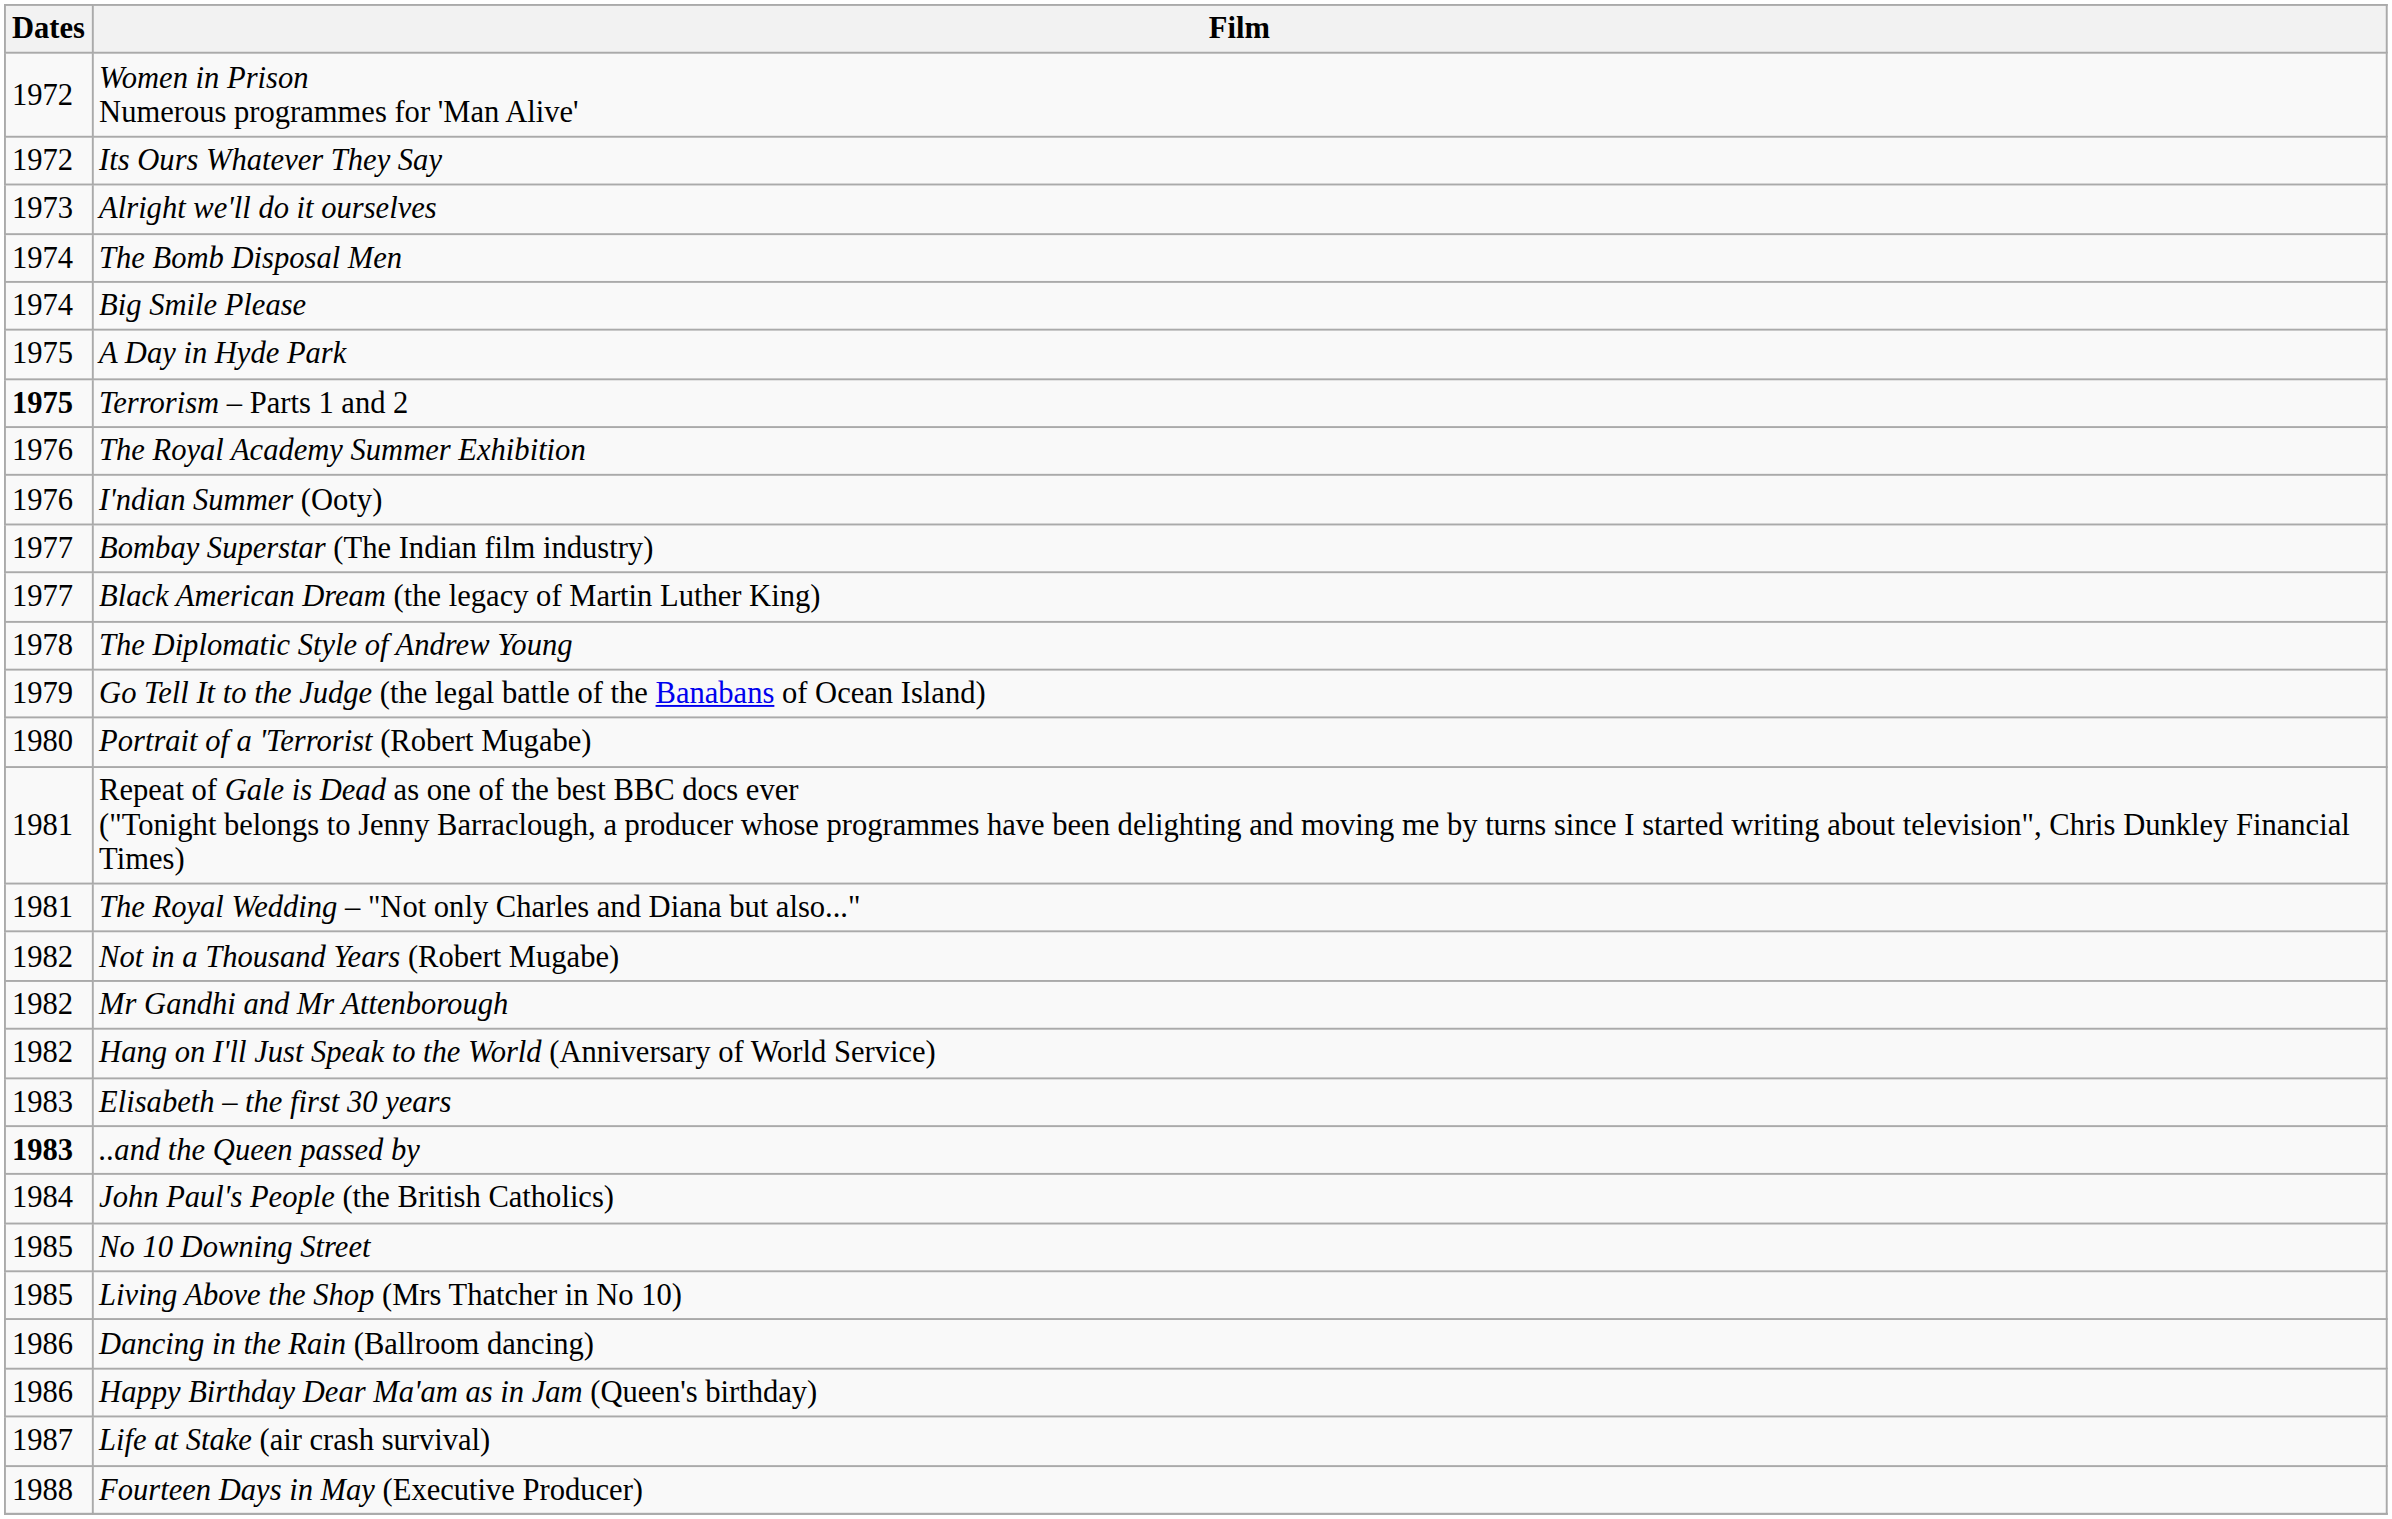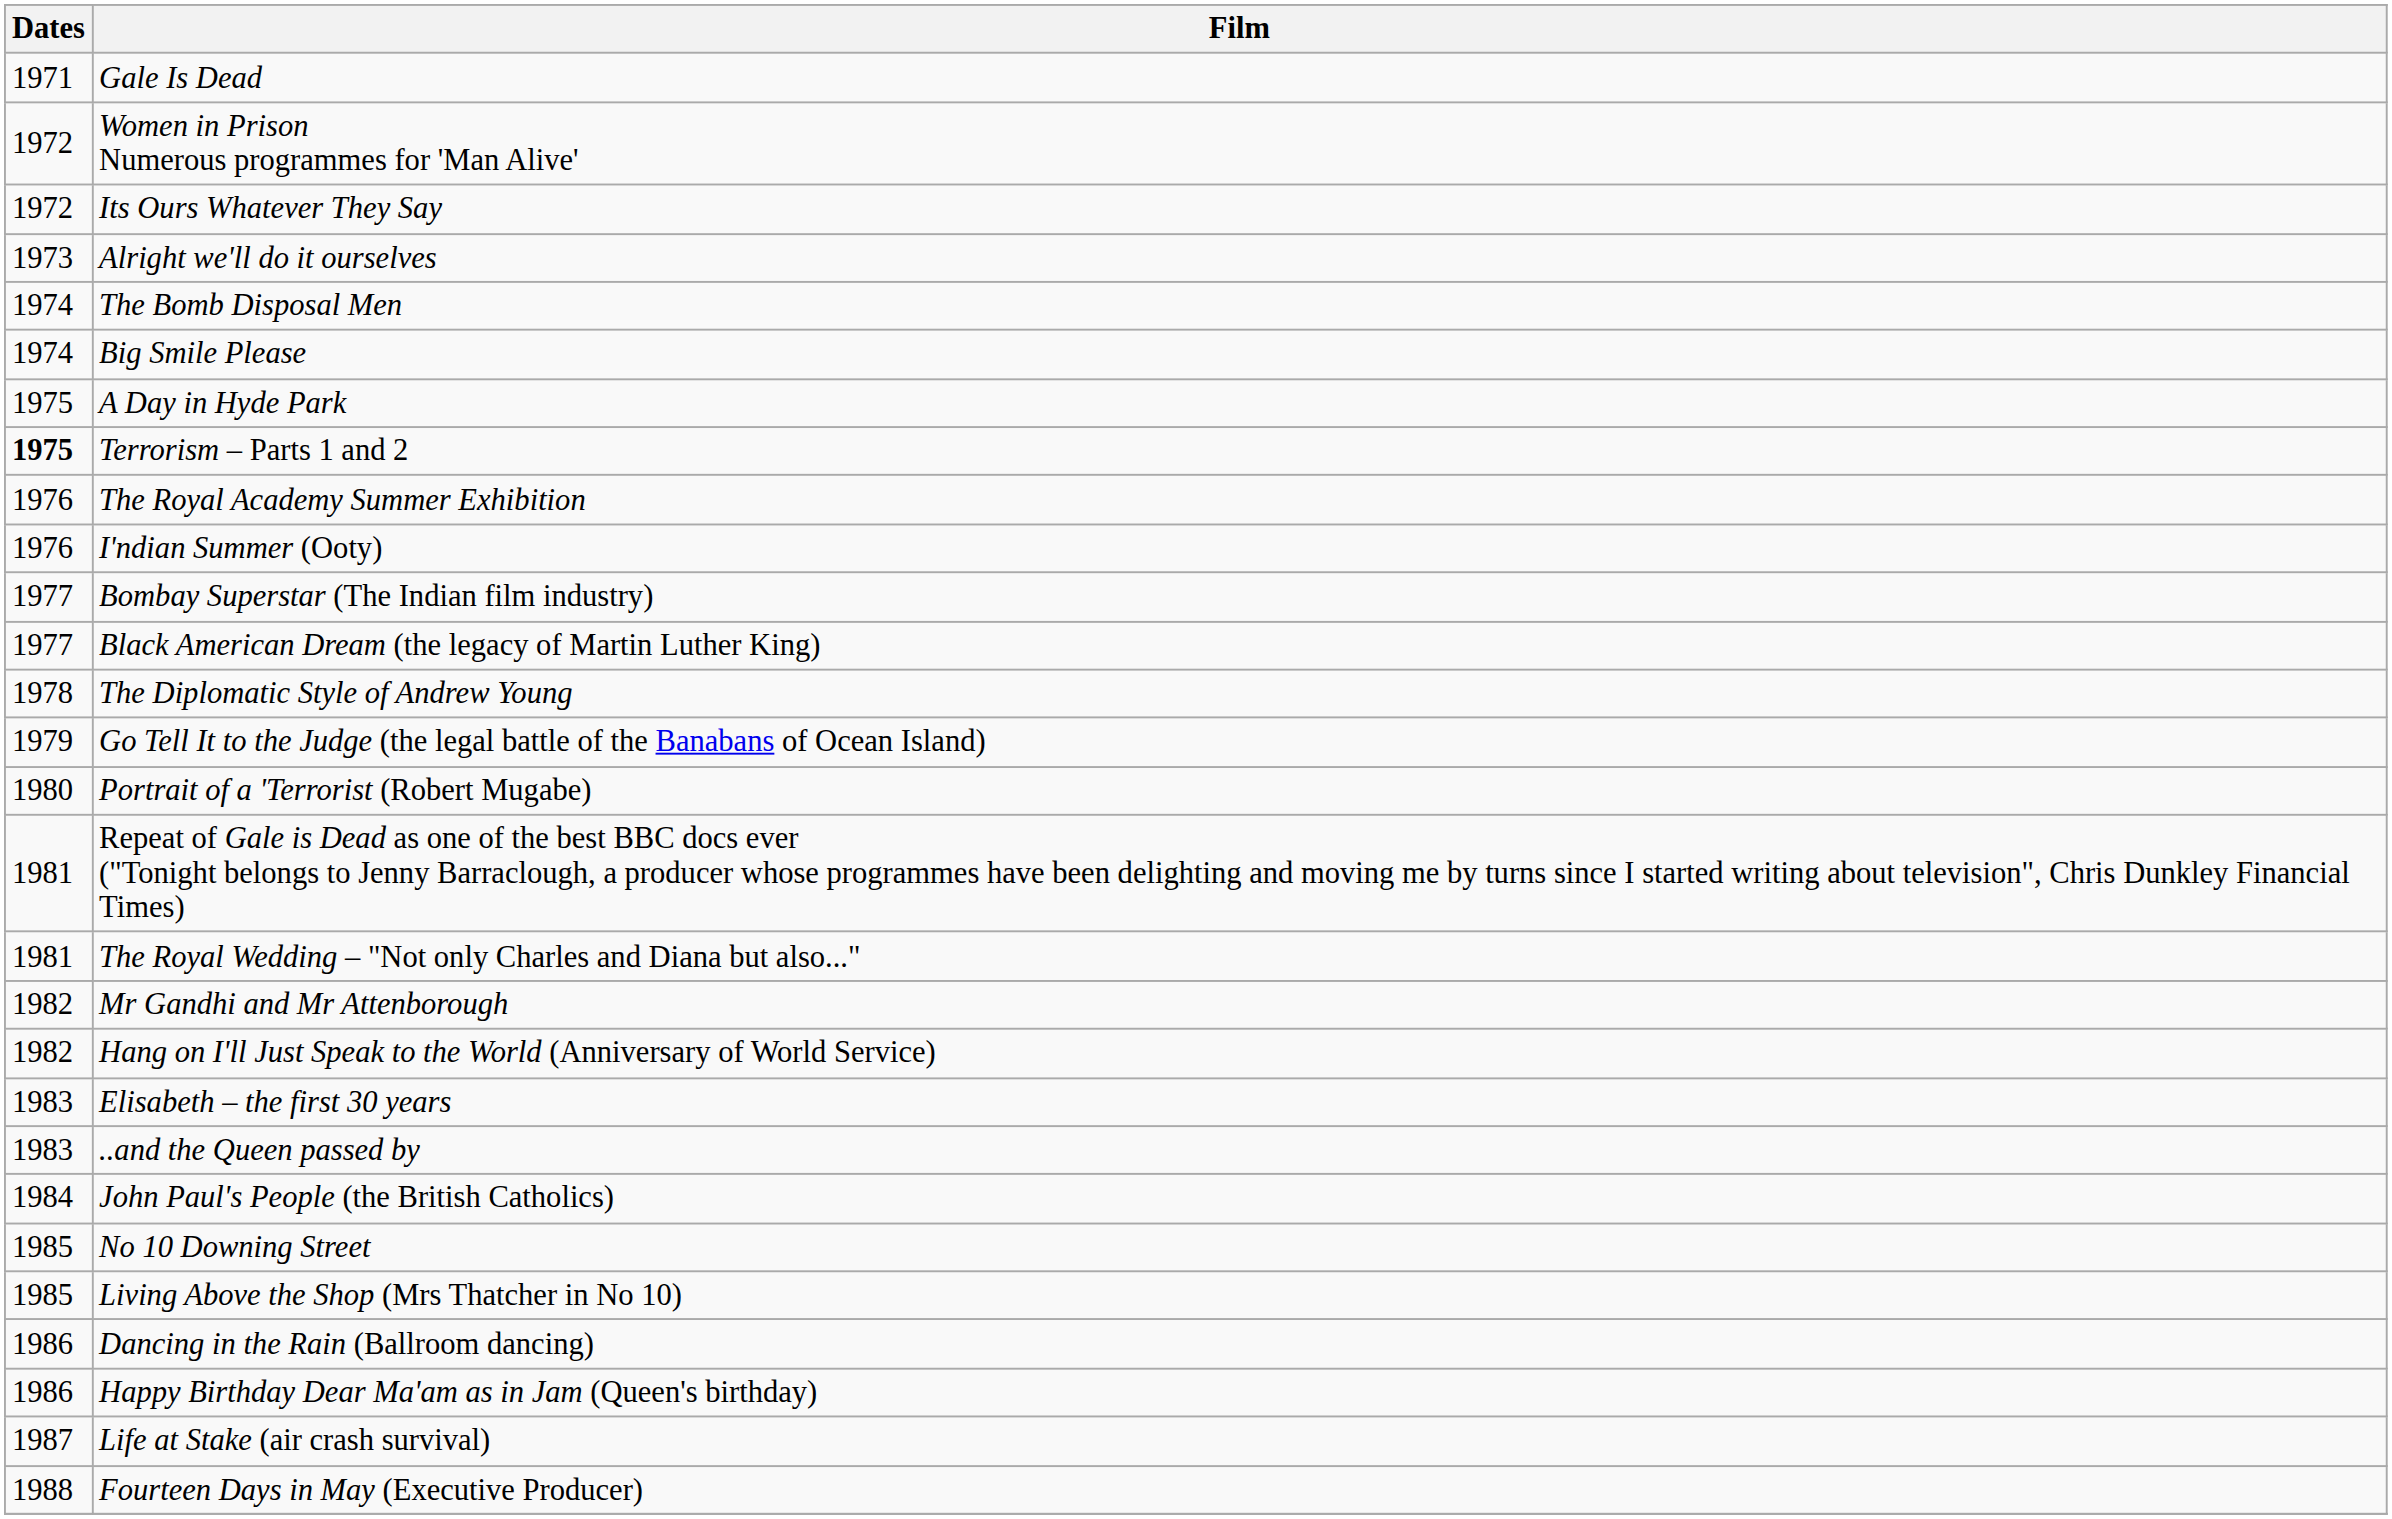+ row: (181, 77)
- row: (359, 955)
(43, 1149) bold -> (43, 1149) normal
